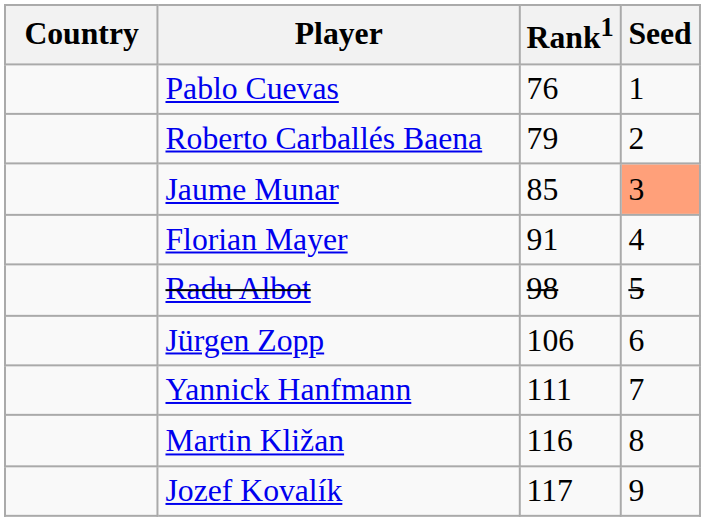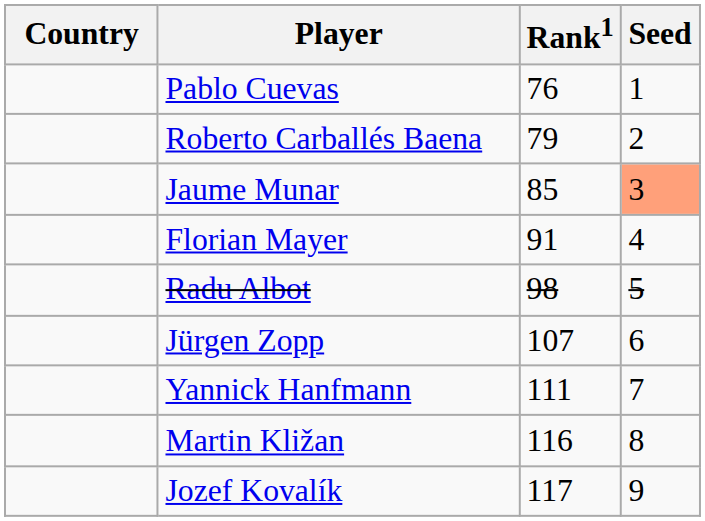(550, 339) 106 -> (550, 339) 107
